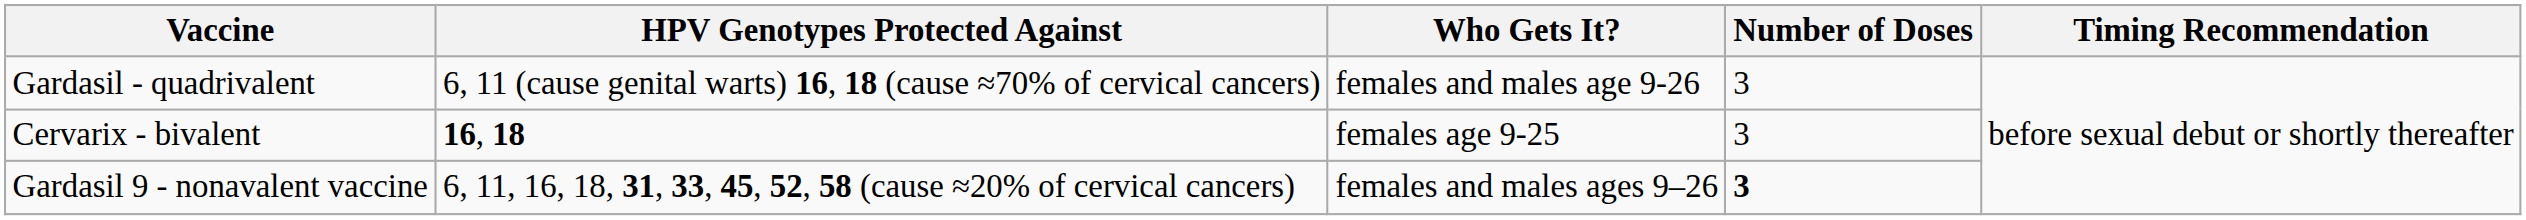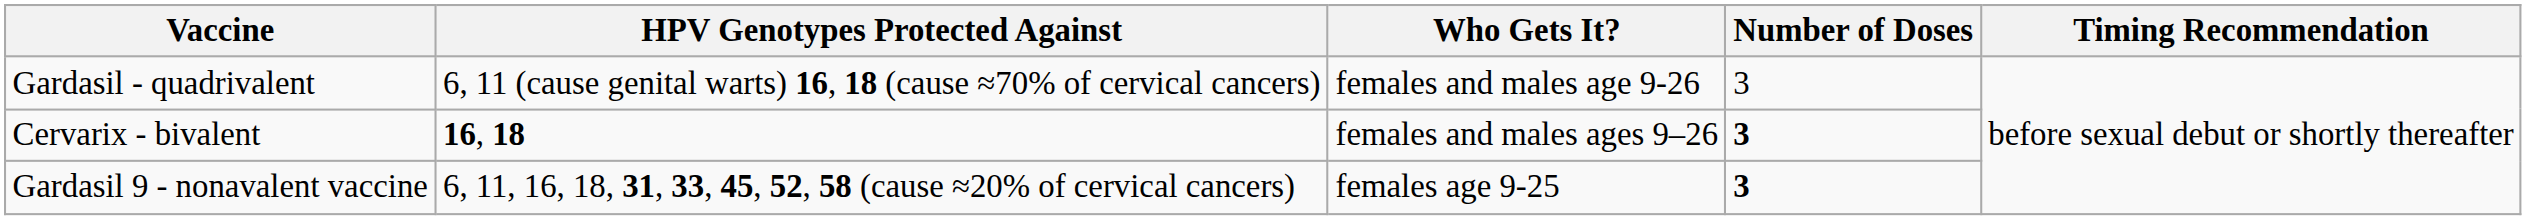(1448, 134) females age 9-25 -> (1527, 134) females and males ages 9–26
(1741, 134) normal -> (1741, 134) bold
(1527, 186) females and males ages 9–26 -> (1448, 186) females age 9-25
